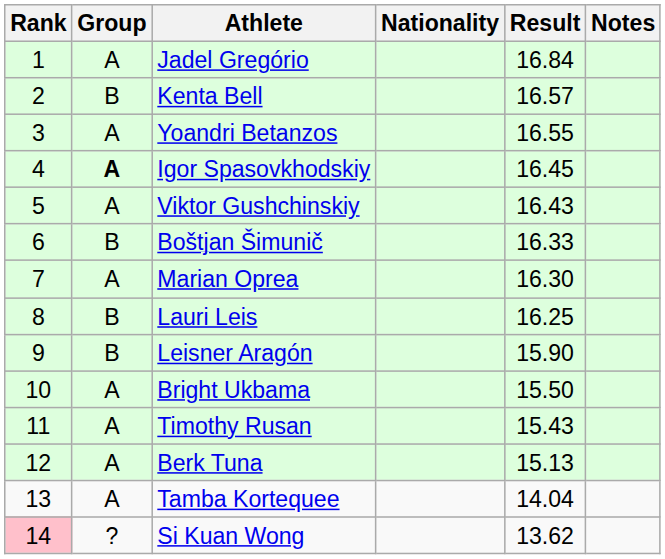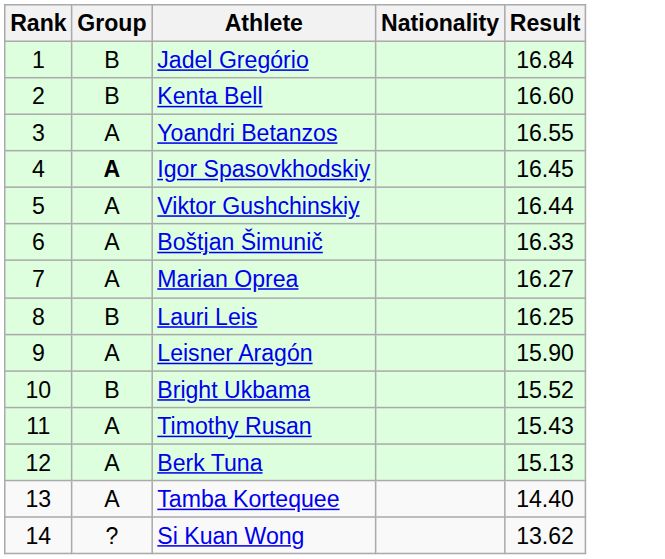- column: (623, 23)
(112, 60) A -> (112, 60) B
(545, 96) 16.57 -> (545, 96) 16.60
(545, 206) 16.43 -> (545, 206) 16.44
(112, 243) B -> (112, 243) A
(545, 279) 16.30 -> (545, 279) 16.27
(112, 352) B -> (112, 352) A
(112, 389) A -> (112, 389) B
(545, 389) 15.50 -> (545, 389) 15.52
(545, 499) 14.04 -> (545, 499) 14.40
(38, 535) pink background -> (38, 535) no background
